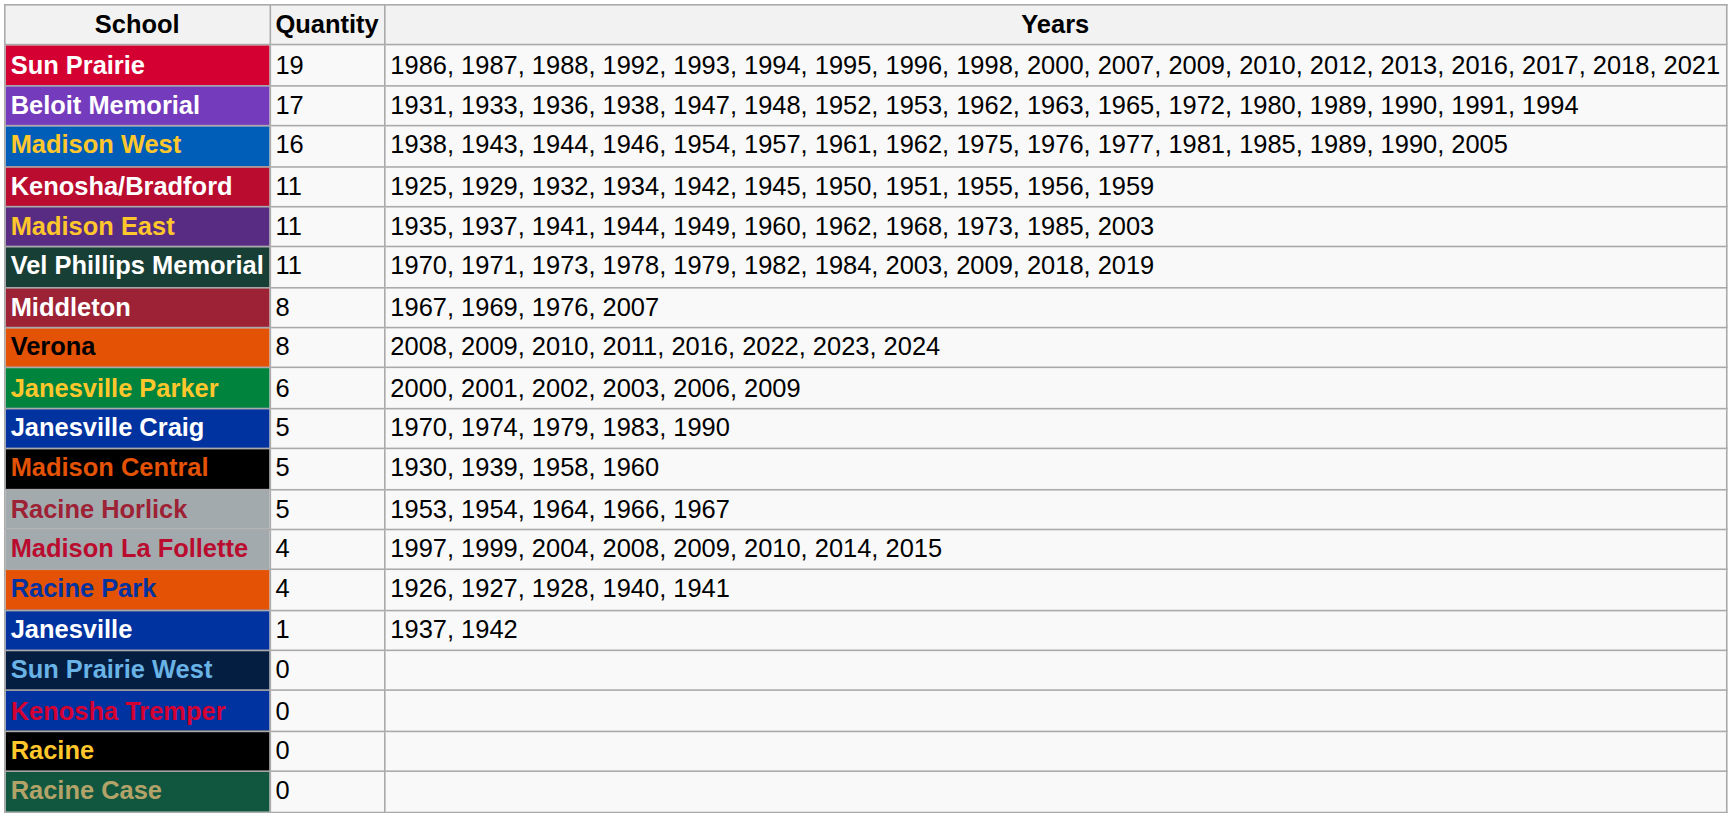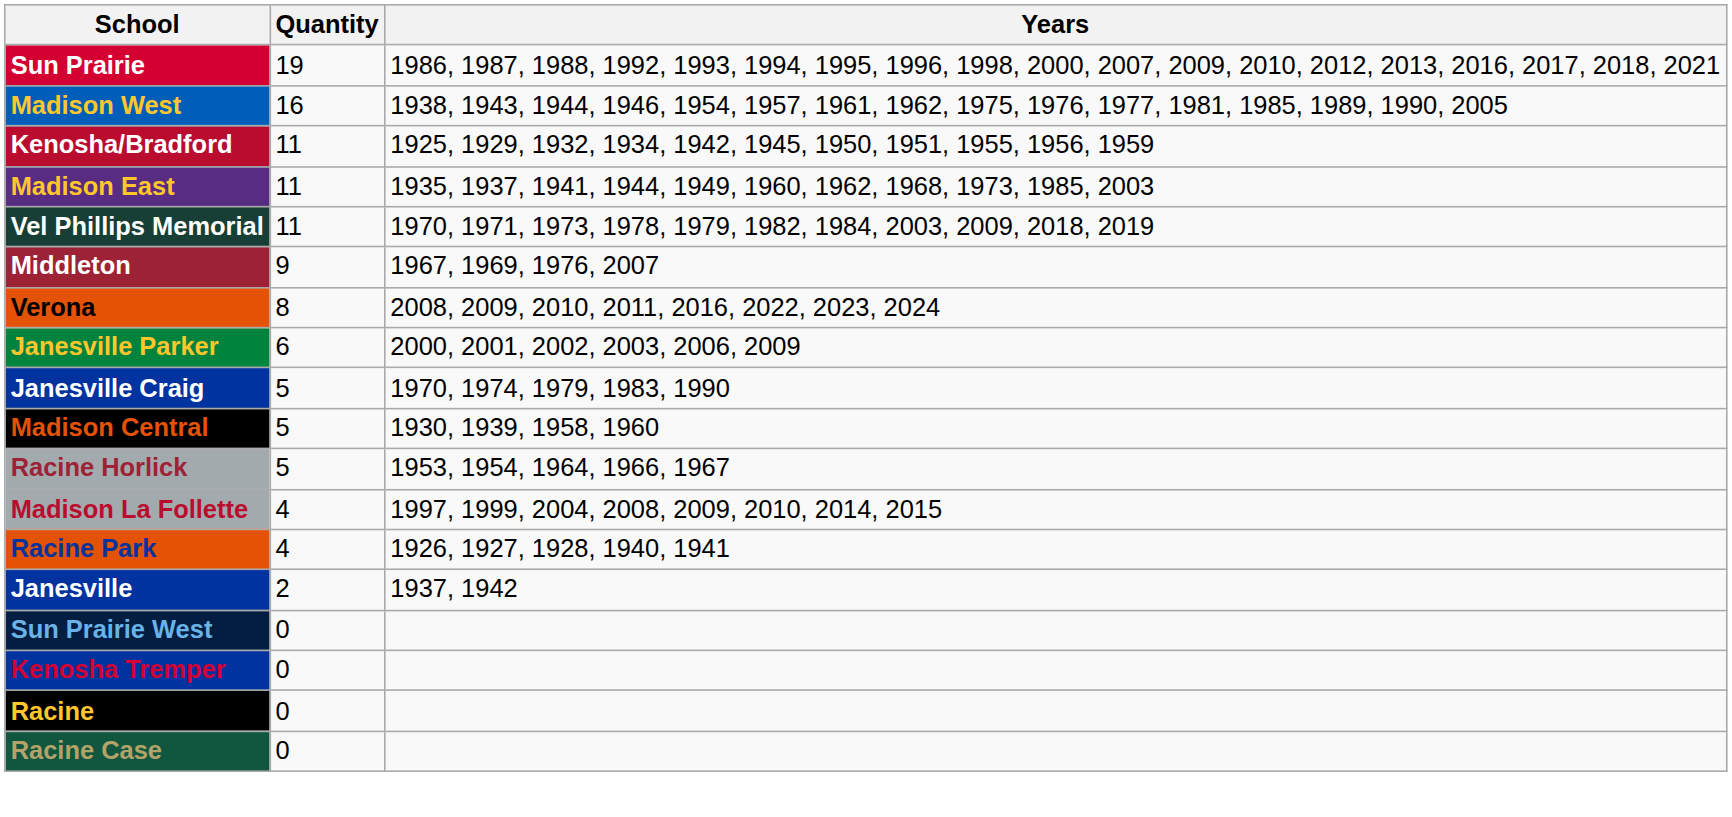- row: (105, 105)
(283, 307) 8 -> (283, 266) 9
(283, 629) 1 -> (283, 589) 2
